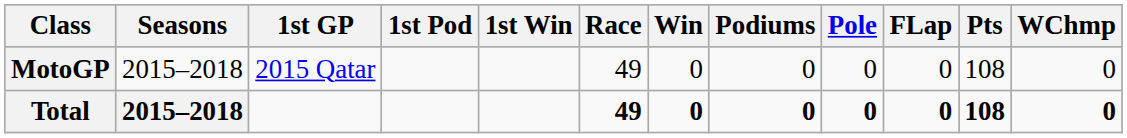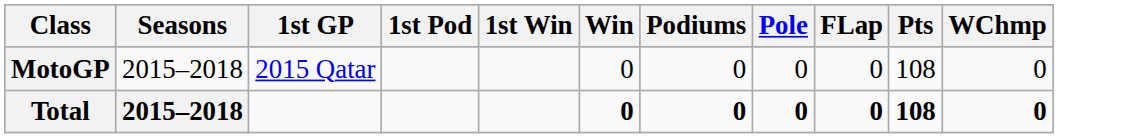- column: (613, 25)
